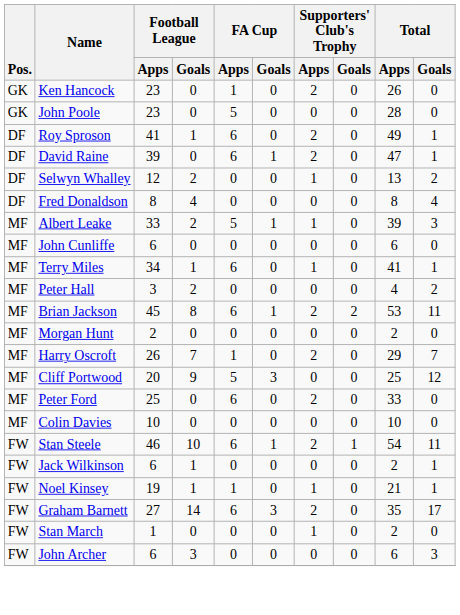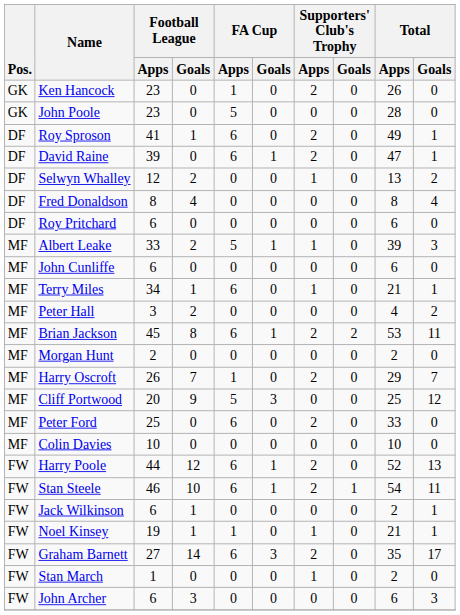+ row: (77, 223)
(394, 267) 41 -> (394, 289) 21
+ row: (72, 466)
